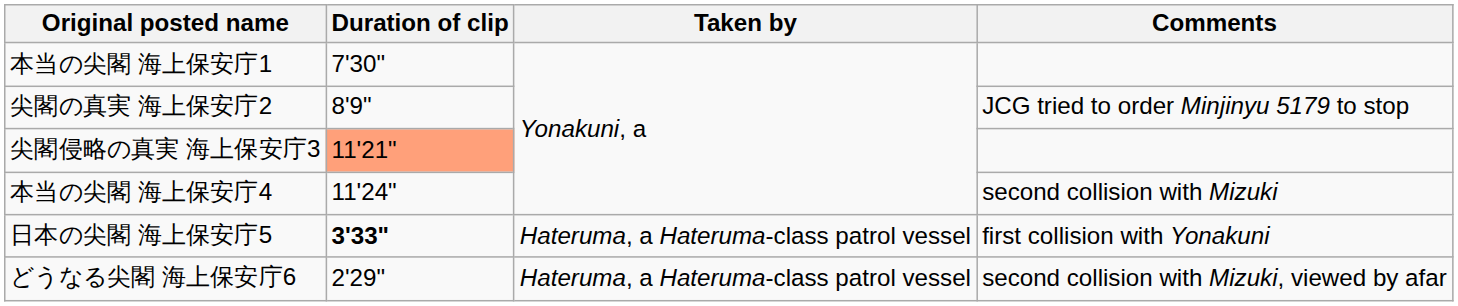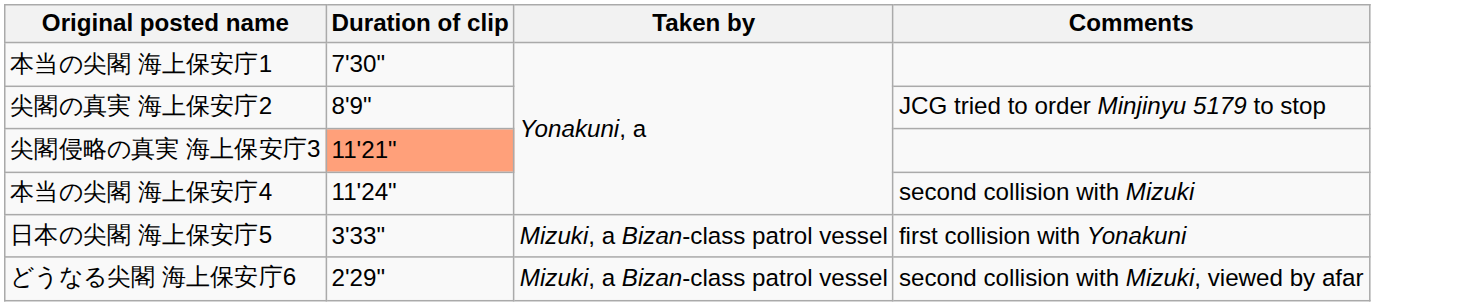(360, 235) bold -> (358, 235) normal
(745, 235) Hateruma, a Hateruma-class patrol vessel -> (704, 235) Mizuki, a Bizan-class patrol vessel
(745, 278) Hateruma, a Hateruma-class patrol vessel -> (704, 278) Mizuki, a Bizan-class patrol vessel
